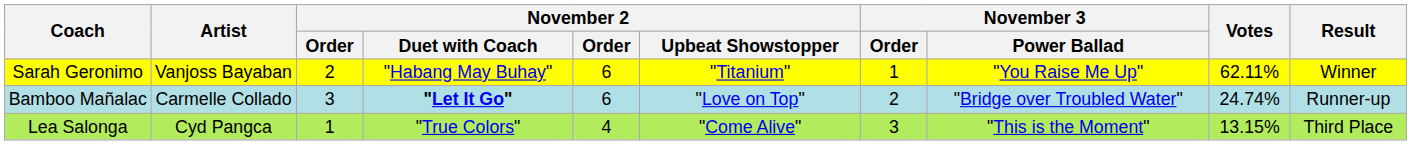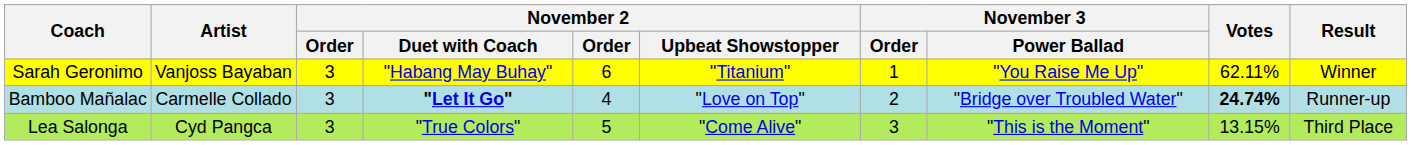(330, 72) 2 -> (330, 72) 3
(606, 99) 6 -> (606, 99) 4
(1250, 99) normal -> (1250, 99) bold
(330, 126) 1 -> (330, 126) 3
(606, 126) 4 -> (606, 126) 5
